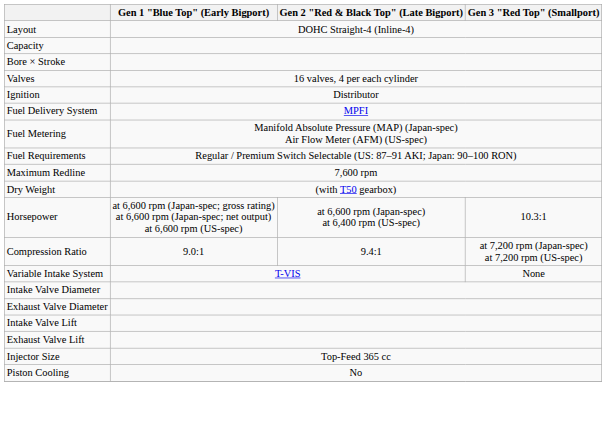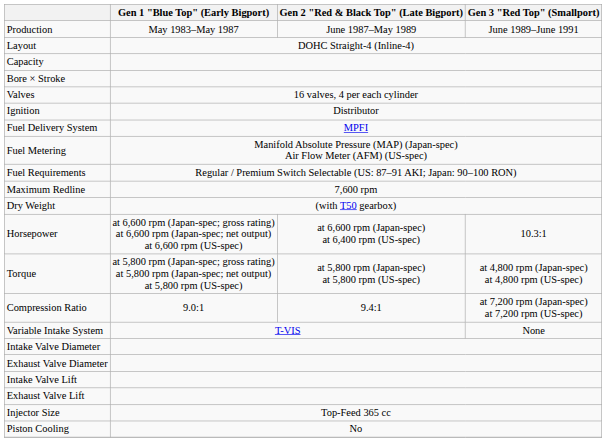+ row: (30, 29)
+ row: (21, 273)
